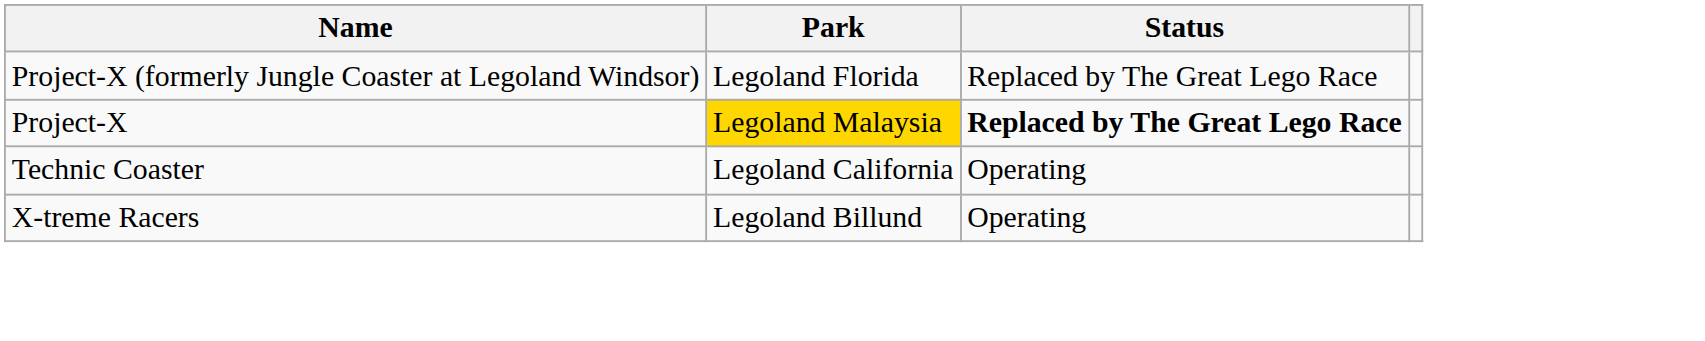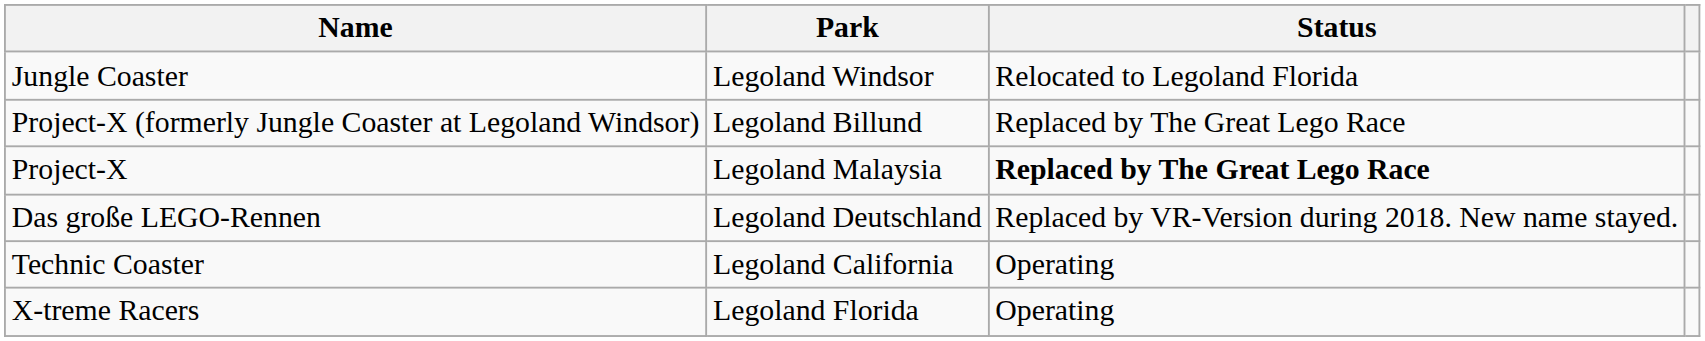+ row: (100, 75)
(816, 75) Legoland Florida -> (818, 122) Legoland Billund
(827, 122) gold background -> (827, 169) no background
+ row: (166, 216)
(818, 216) Legoland Billund -> (816, 311) Legoland Florida
